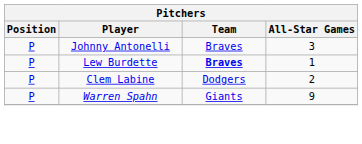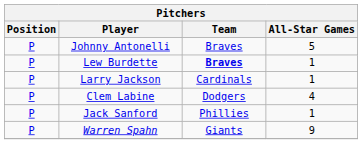(312, 46) 3 -> (312, 46) 5
+ row: (120, 80)
(312, 80) 2 -> (312, 96) 4
+ row: (120, 113)
